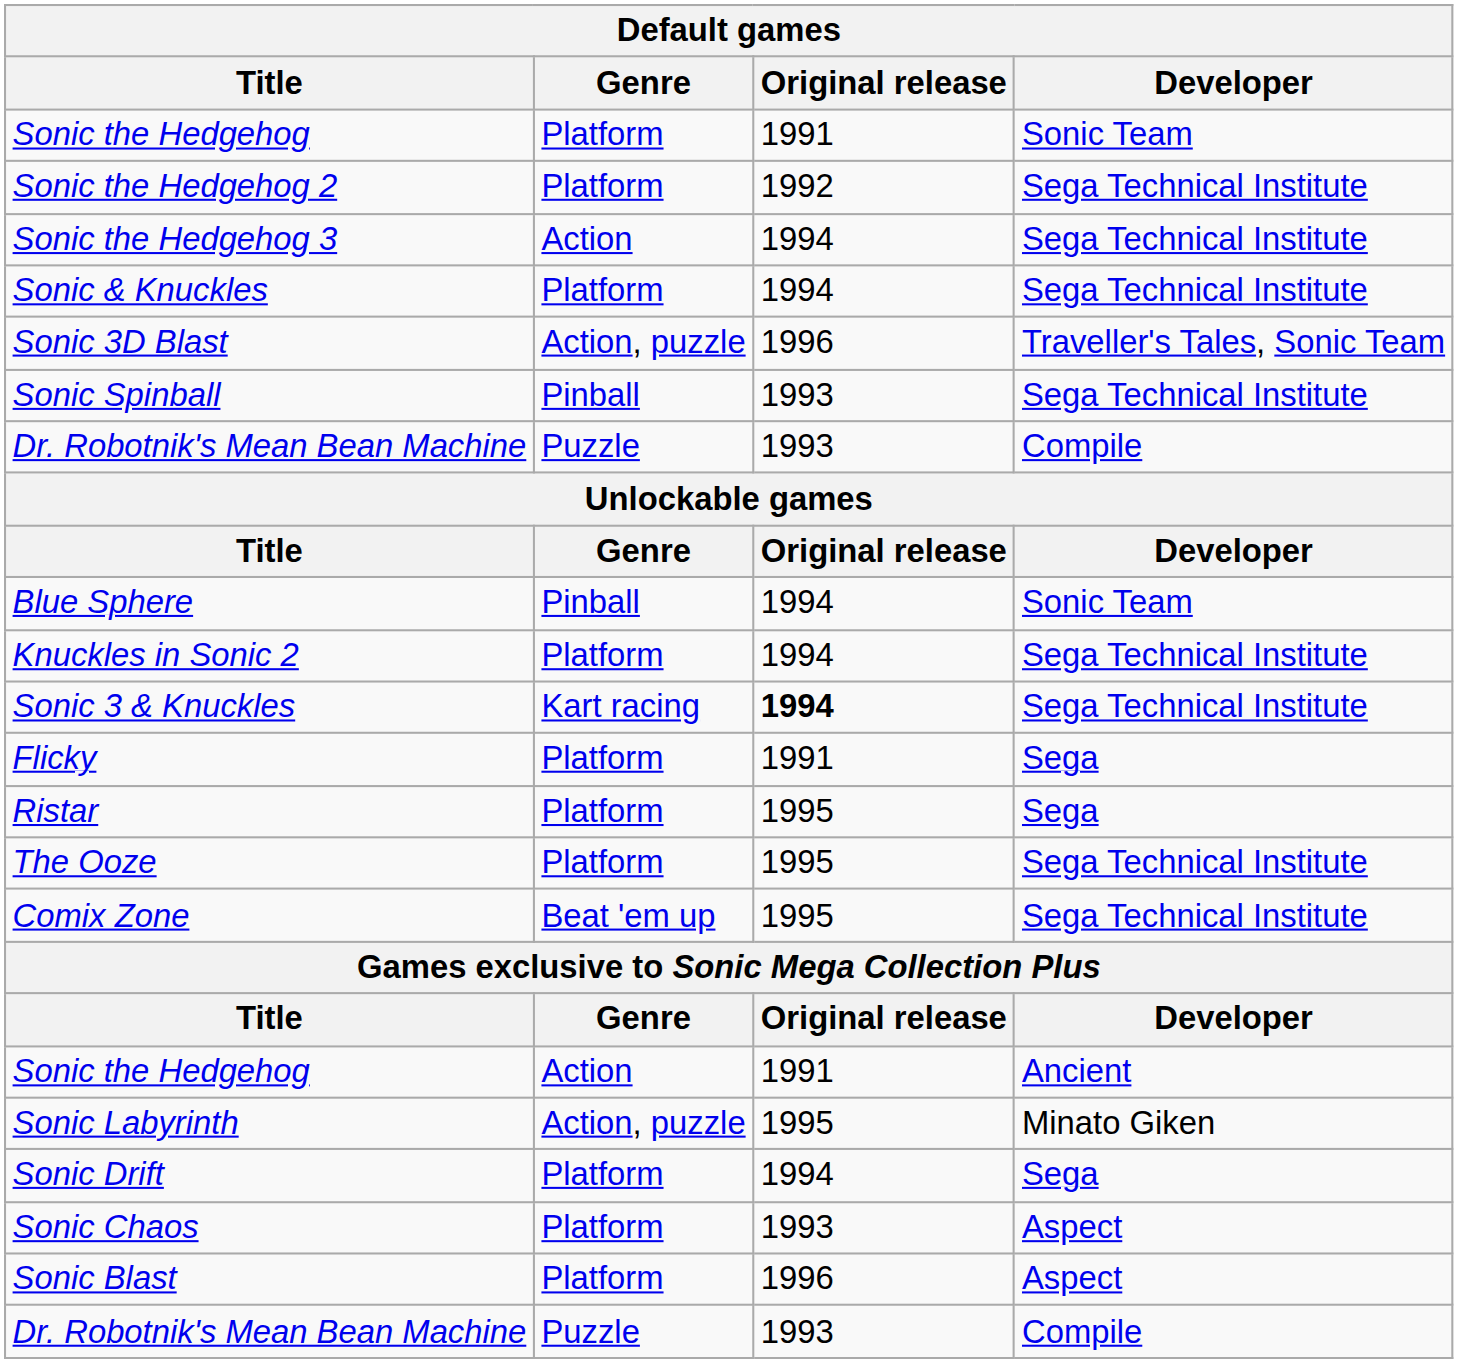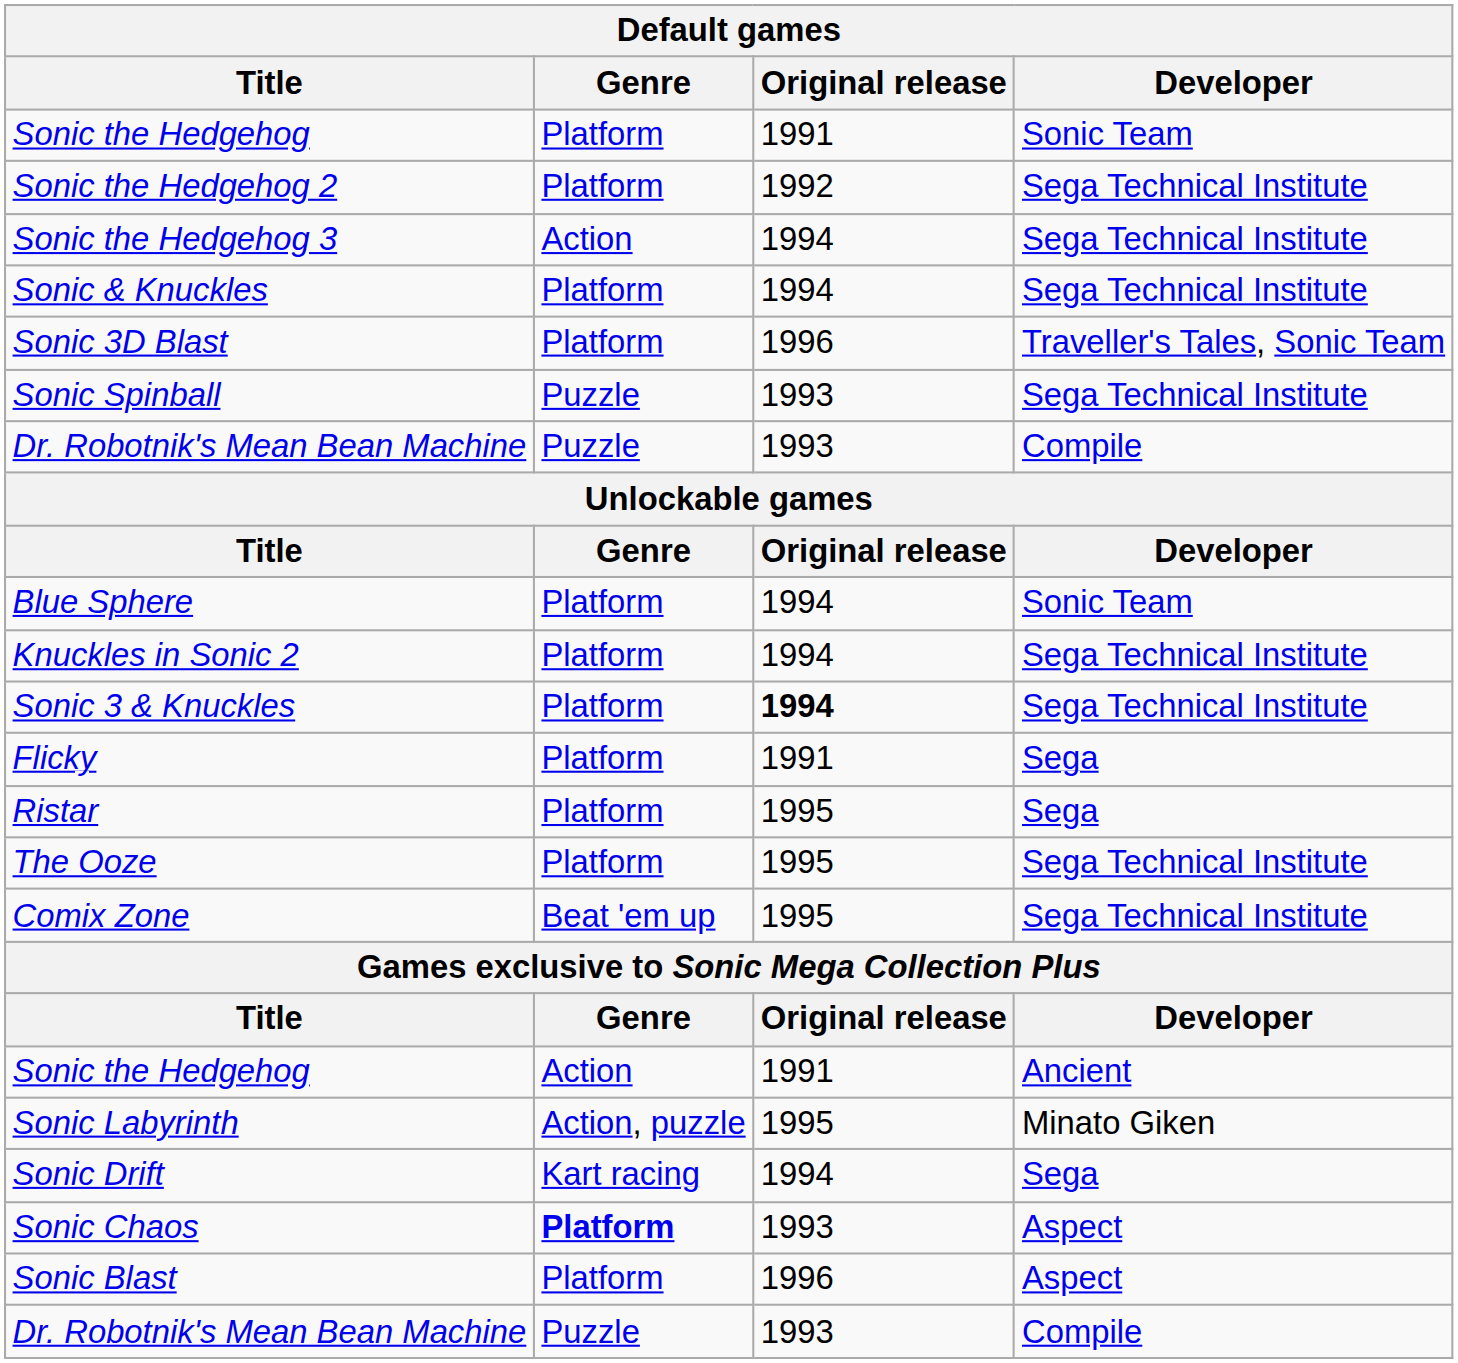(644, 342) Action, puzzle -> (602, 342) Platform
(591, 394) Pinball -> (591, 394) Puzzle
(591, 602) Pinball -> (602, 602) Platform
(621, 706) Kart racing -> (602, 706) Platform
(602, 1174) Platform -> (621, 1174) Kart racing
(602, 1226) normal -> (608, 1226) bold
